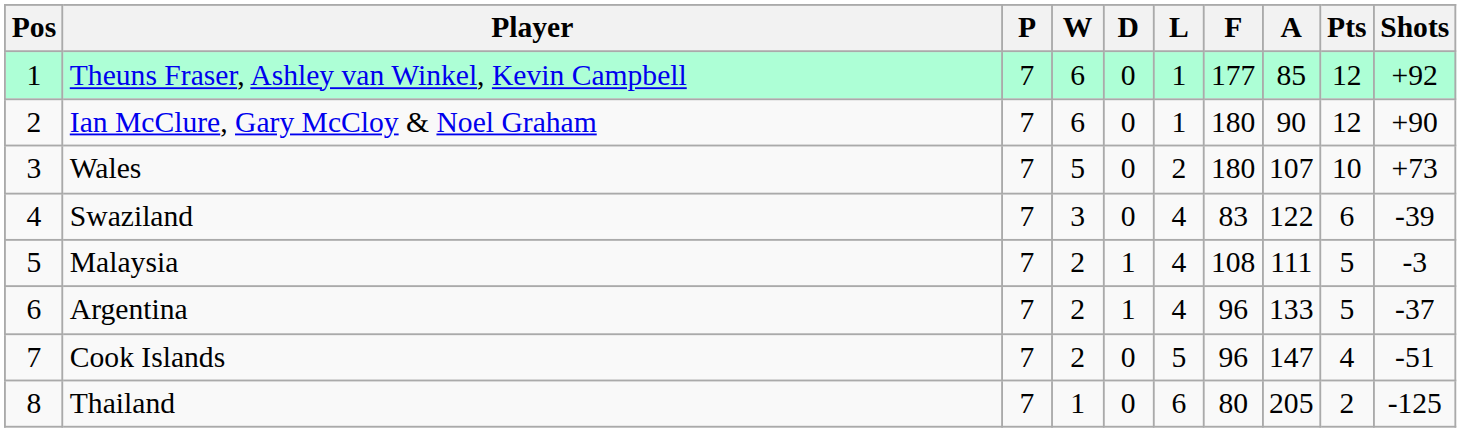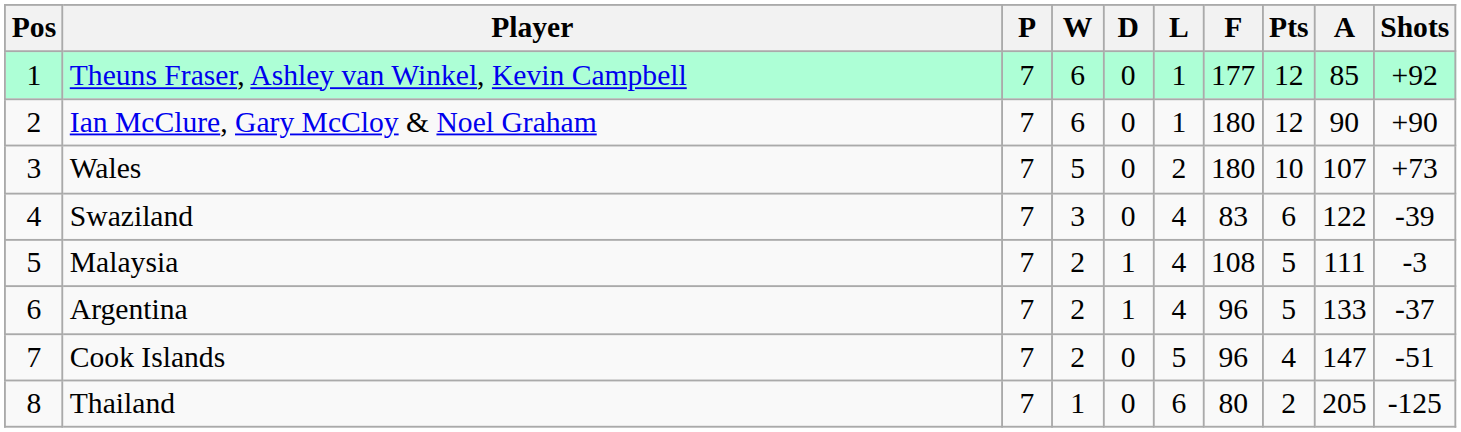columns swapped: (1291, 27) <-> (1347, 27)
